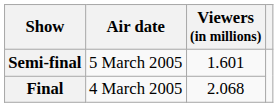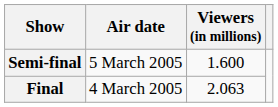(226, 62) 1.601 -> (226, 62) 1.600
(226, 89) 2.068 -> (226, 89) 2.063
